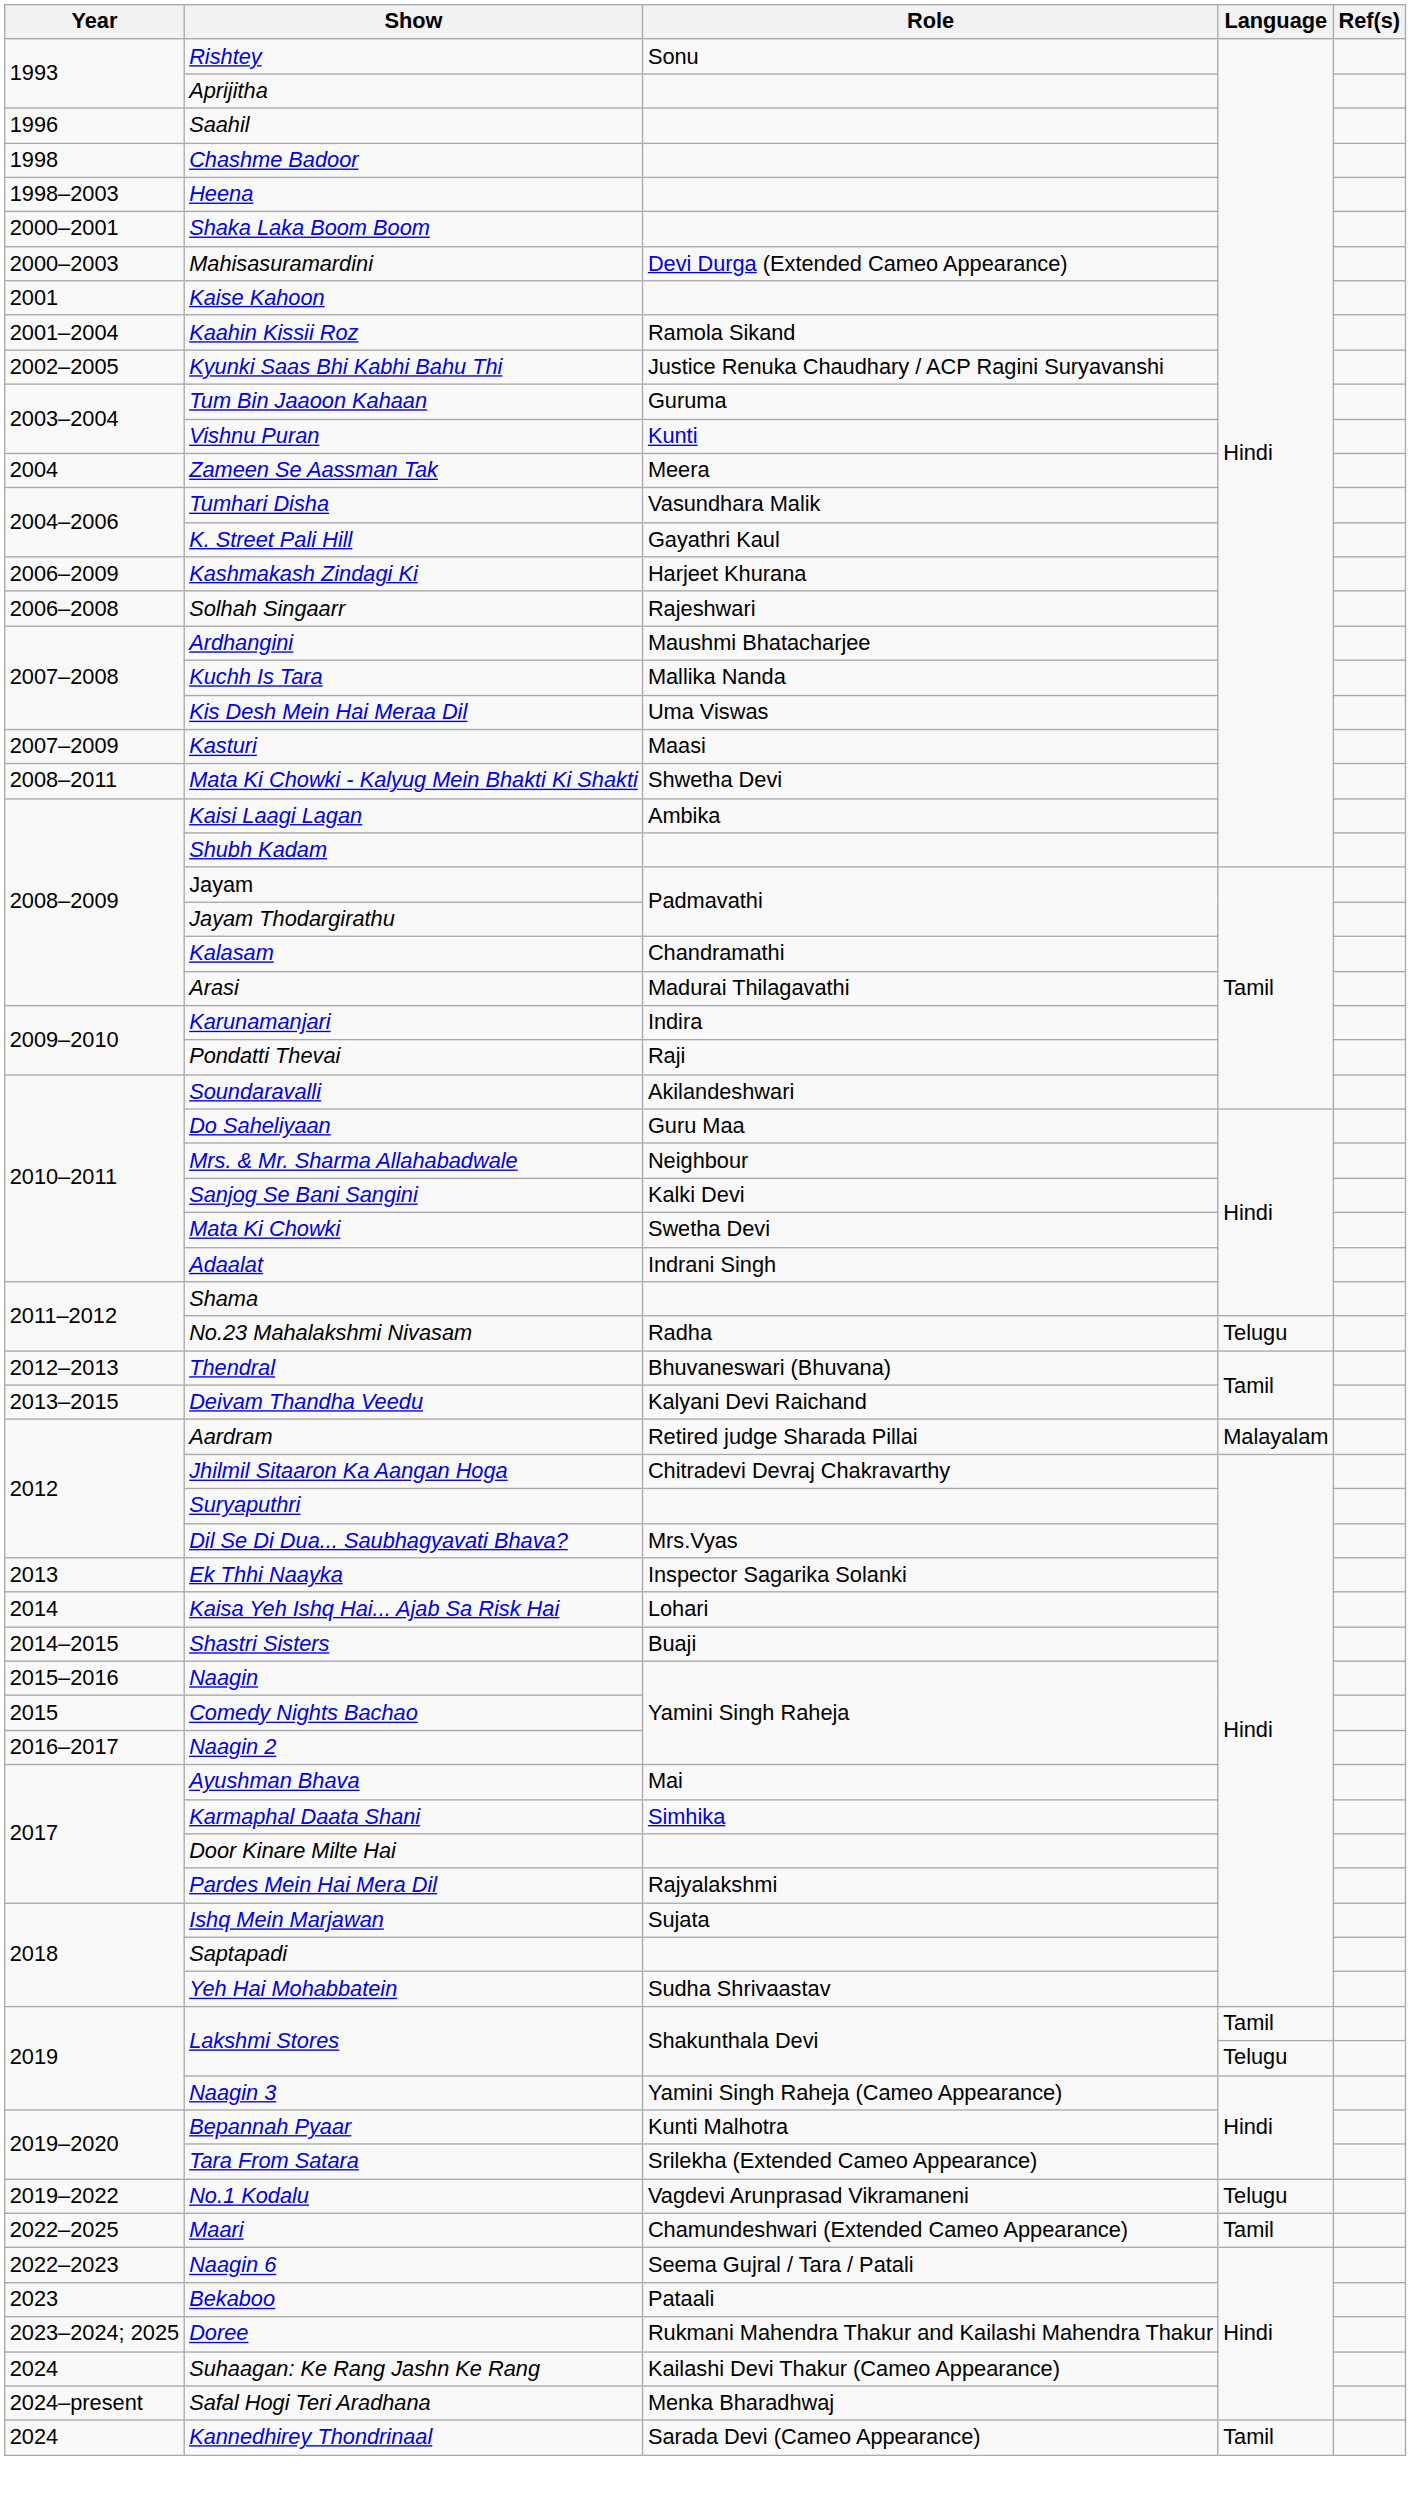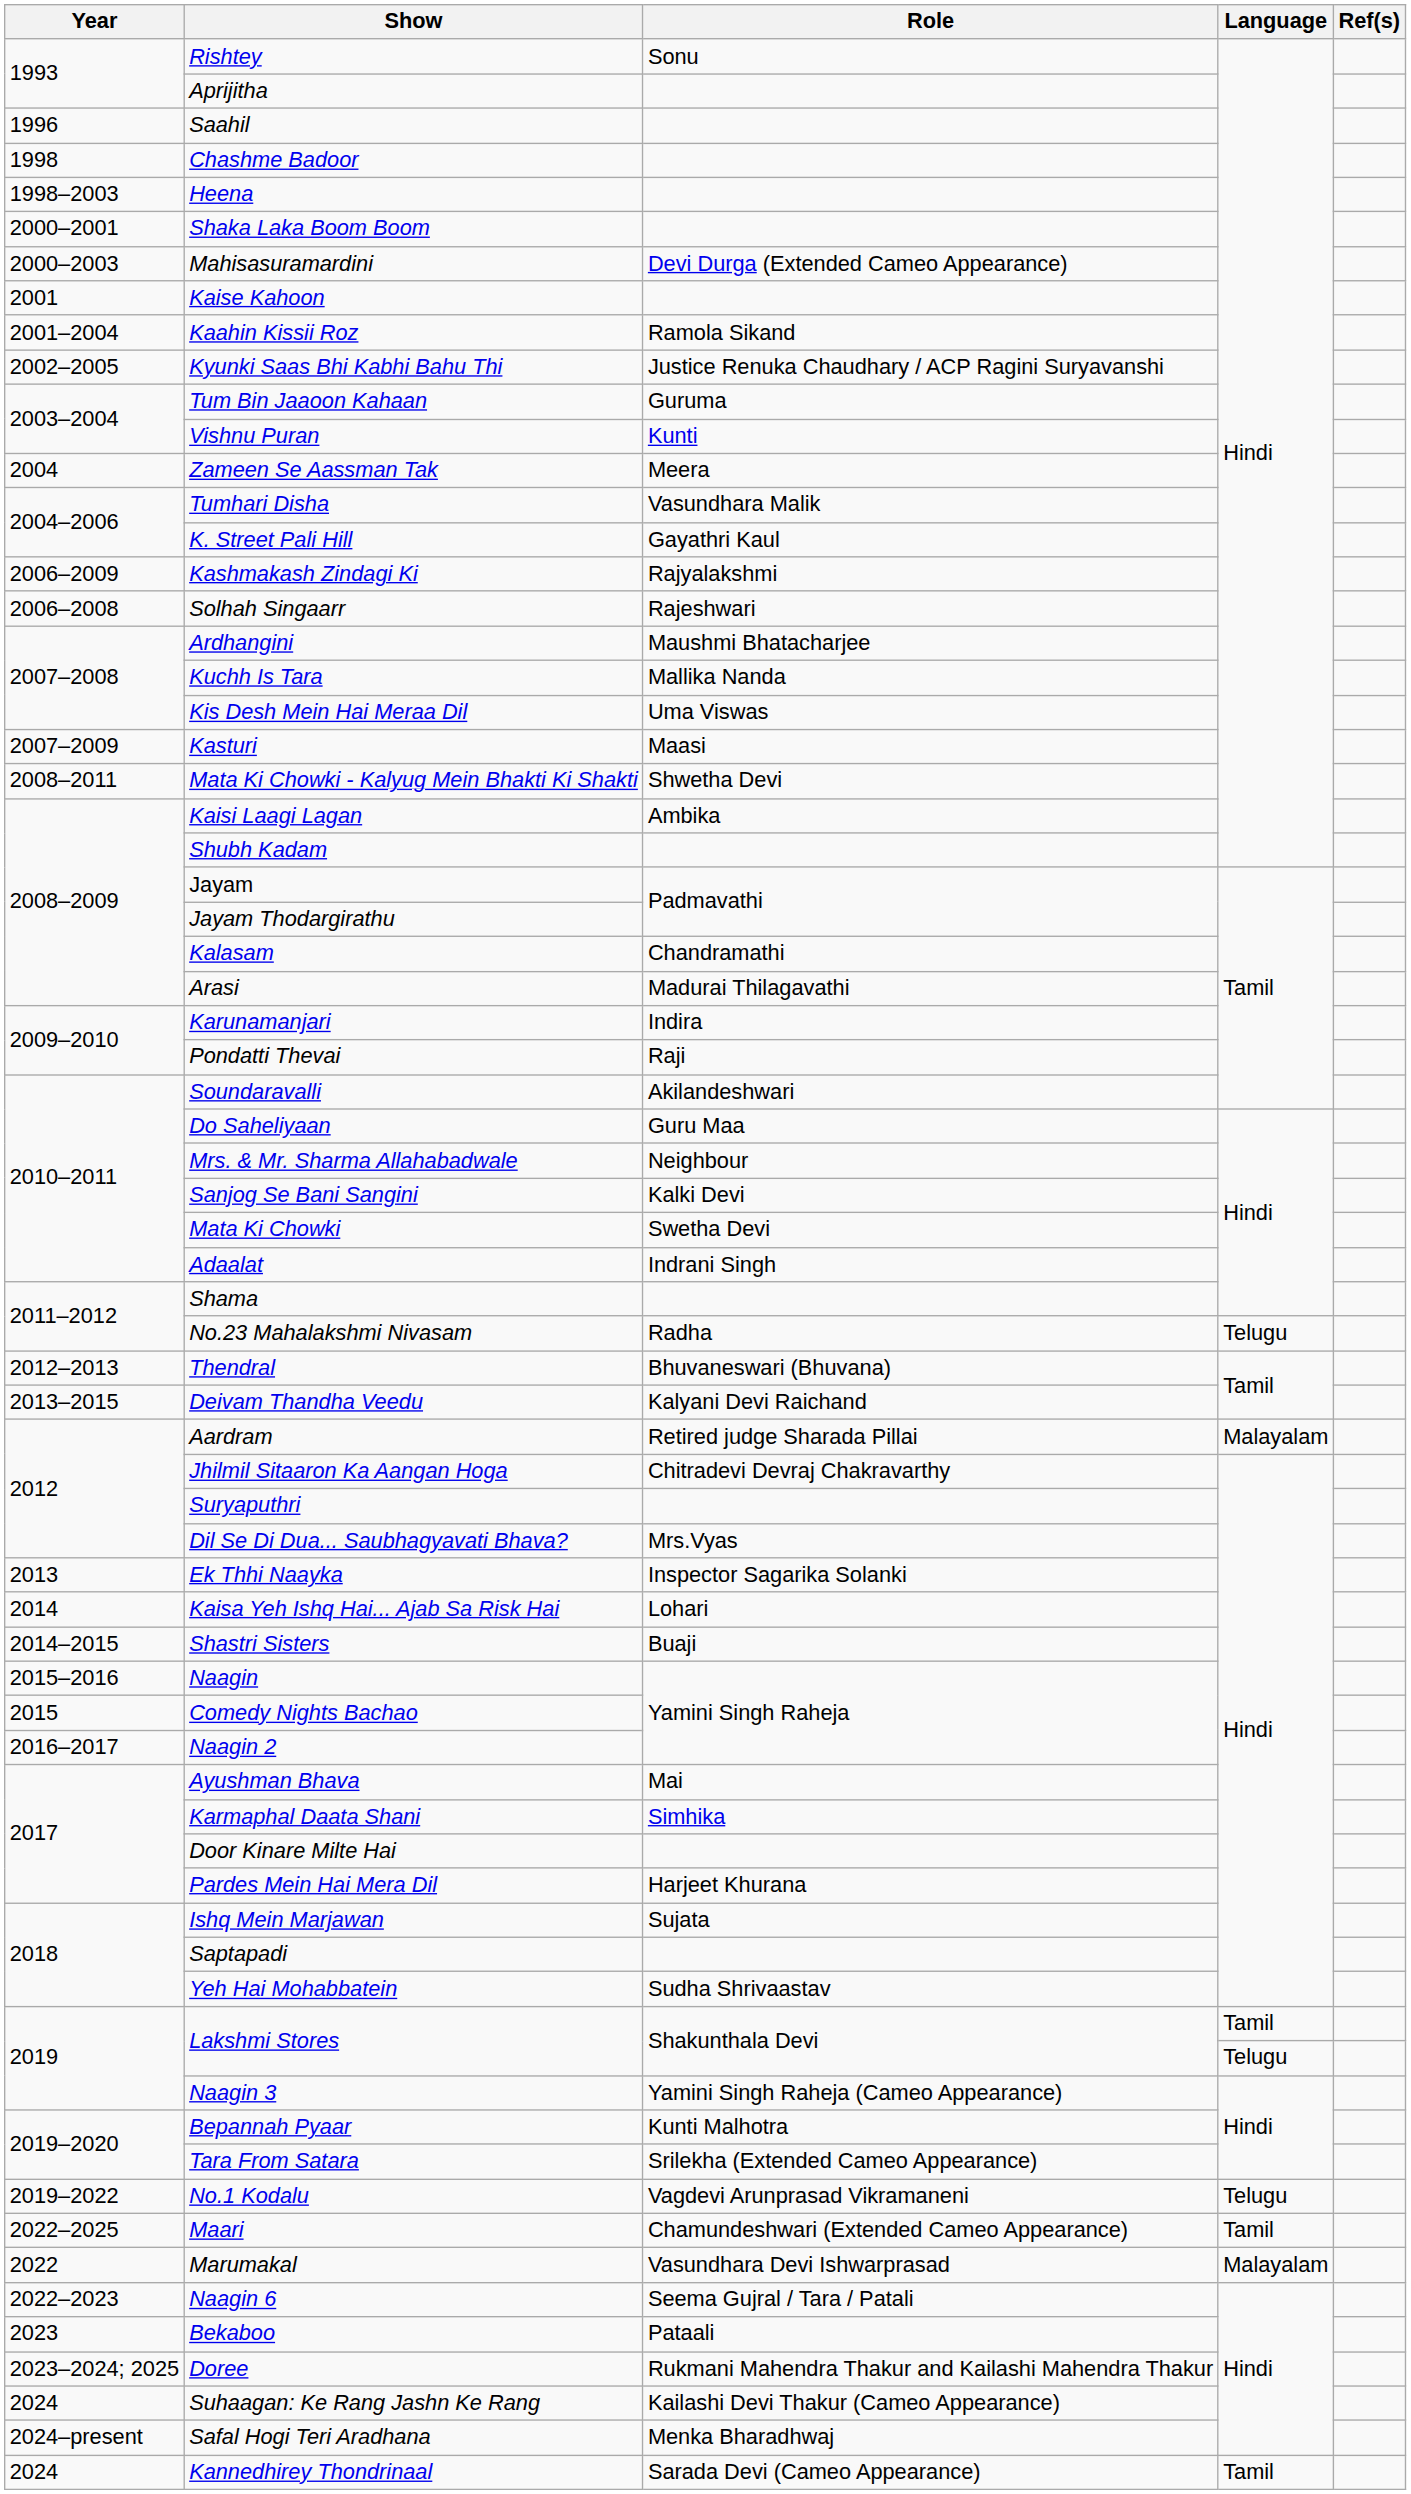(727, 573) Harjeet Khurana -> (713, 573) Rajyalakshmi
(713, 1885) Rajyalakshmi -> (727, 1885) Harjeet Khurana
+ row: (243, 2264)
